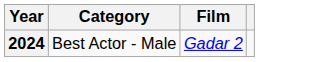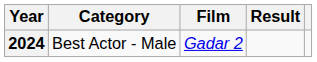+ column: (275, 17)
